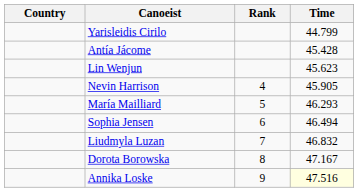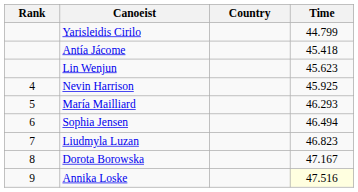columns swapped: (262, 13) <-> (45, 13)
(322, 50) 45.428 -> (322, 50) 45.418
(322, 86) 45.905 -> (322, 86) 45.925
(322, 141) 46.832 -> (322, 141) 46.823
